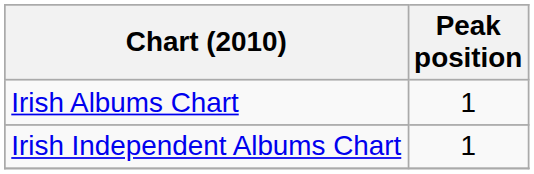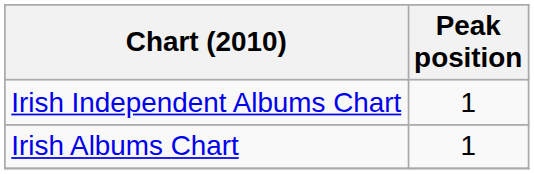rows swapped: (125, 102) <-> (206, 146)
